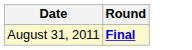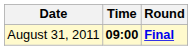+ column: (122, 14)
